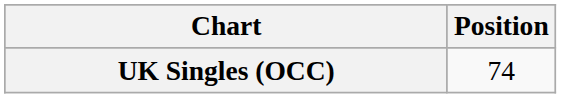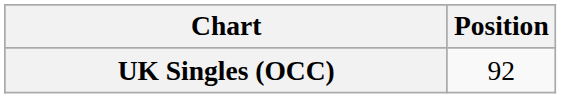(501, 69) 74 -> (501, 69) 92
